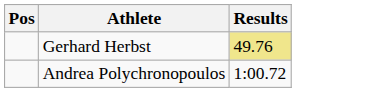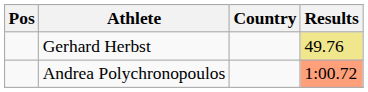+ column: (265, 18)
(260, 73) no background -> (331, 73) lightsalmon background
